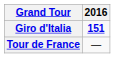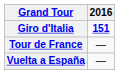+ row: (46, 61)
